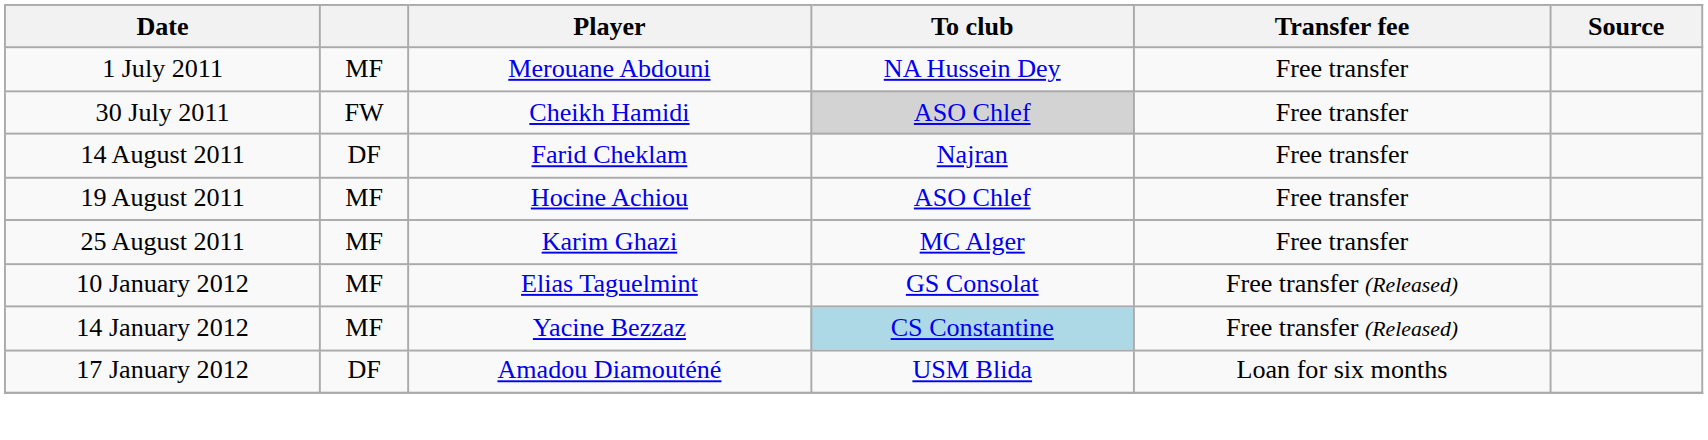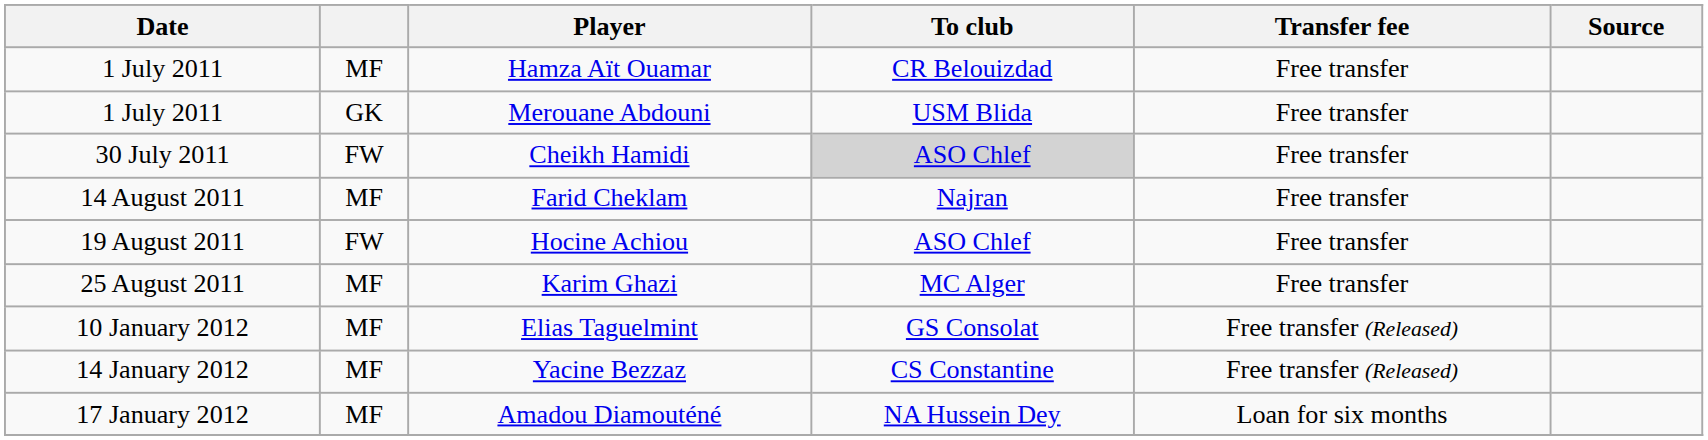+ row: (609, 68)
(364, 68) MF -> (364, 111) GK
(972, 68) NA Hussein Dey -> (972, 111) USM Blida
(364, 154) DF -> (364, 197) MF
(364, 197) MF -> (364, 241) FW
(972, 327) lightblue background -> (972, 370) no background
(364, 370) DF -> (364, 413) MF
(972, 370) USM Blida -> (972, 413) NA Hussein Dey
